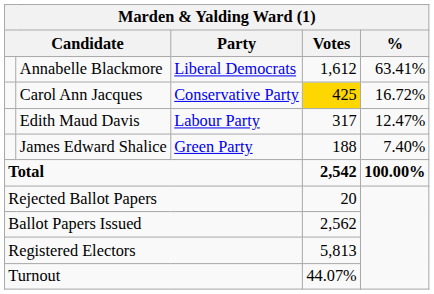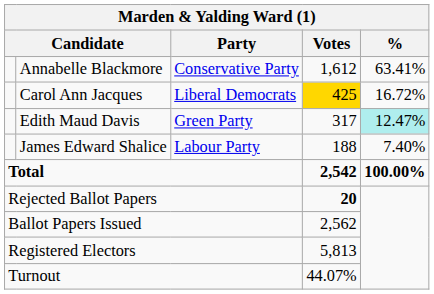(235, 69) Liberal Democrats -> (237, 69) Conservative Party
(237, 95) Conservative Party -> (235, 95) Liberal Democrats
(217, 120) Labour Party -> (213, 120) Green Party
(400, 120) no background -> (400, 120) paleturquoise background
(213, 146) Green Party -> (217, 146) Labour Party
(349, 198) normal -> (349, 198) bold
